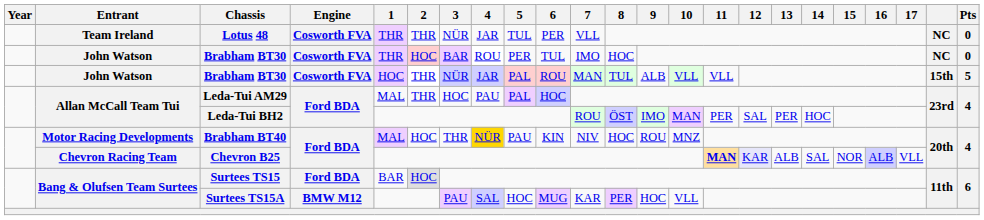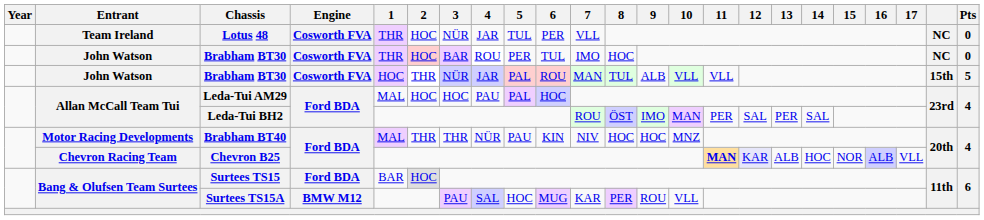(424, 34) THR -> (424, 34) HOC
(424, 95) THR -> (424, 95) HOC
(818, 116) HOC -> (818, 116) SAL
(424, 136) HOC -> (424, 136) THR
(488, 136) gold background -> (488, 136) no background
(653, 136) ROU -> (653, 136) HOC
(818, 157) SAL -> (818, 157) HOC
(653, 198) HOC -> (653, 198) ROU
